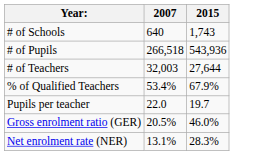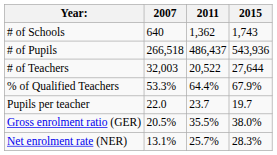+ column: (208, 13)
(161, 86) 53.4% -> (161, 86) 53.3%
(204, 123) 46.0% -> (247, 123) 38.0%
